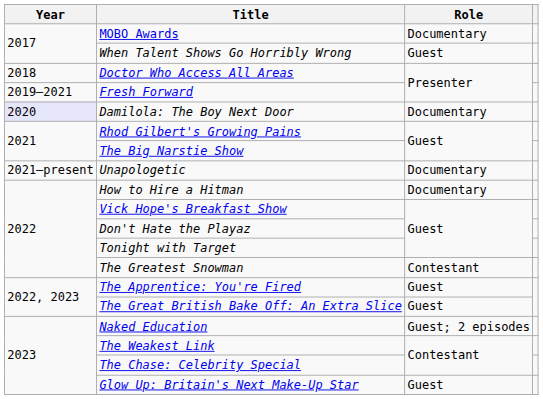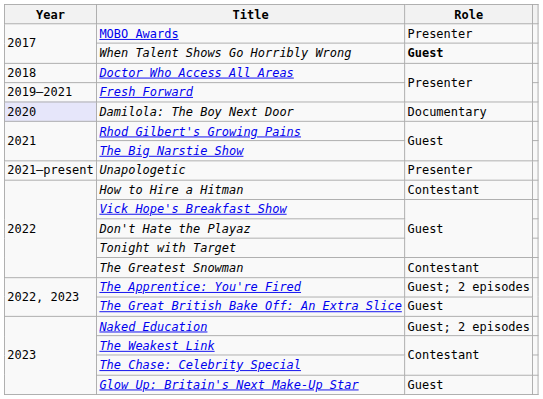(447, 34) Documentary -> (440, 34) Presenter
(426, 53) normal -> (426, 53) bold
(447, 170) Documentary -> (440, 170) Presenter
(447, 190) Documentary -> (444, 190) Contestant
(426, 287) Guest -> (469, 287) Guest; 2 episodes
